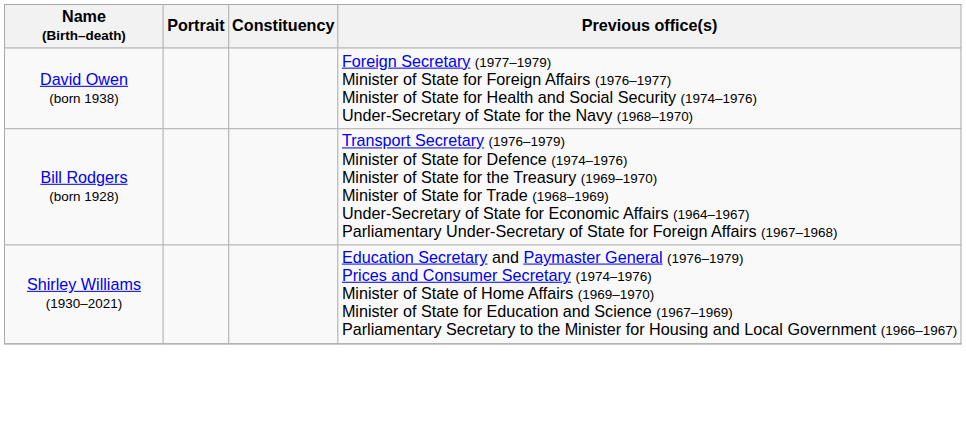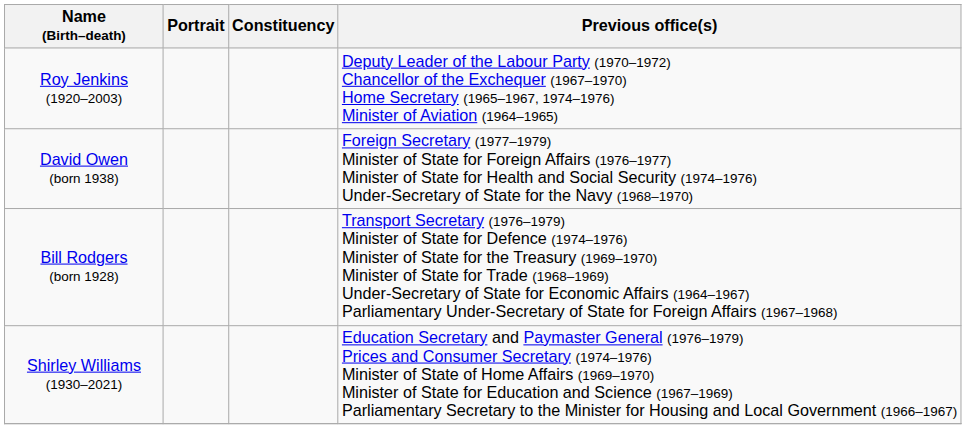+ row: (84, 88)
